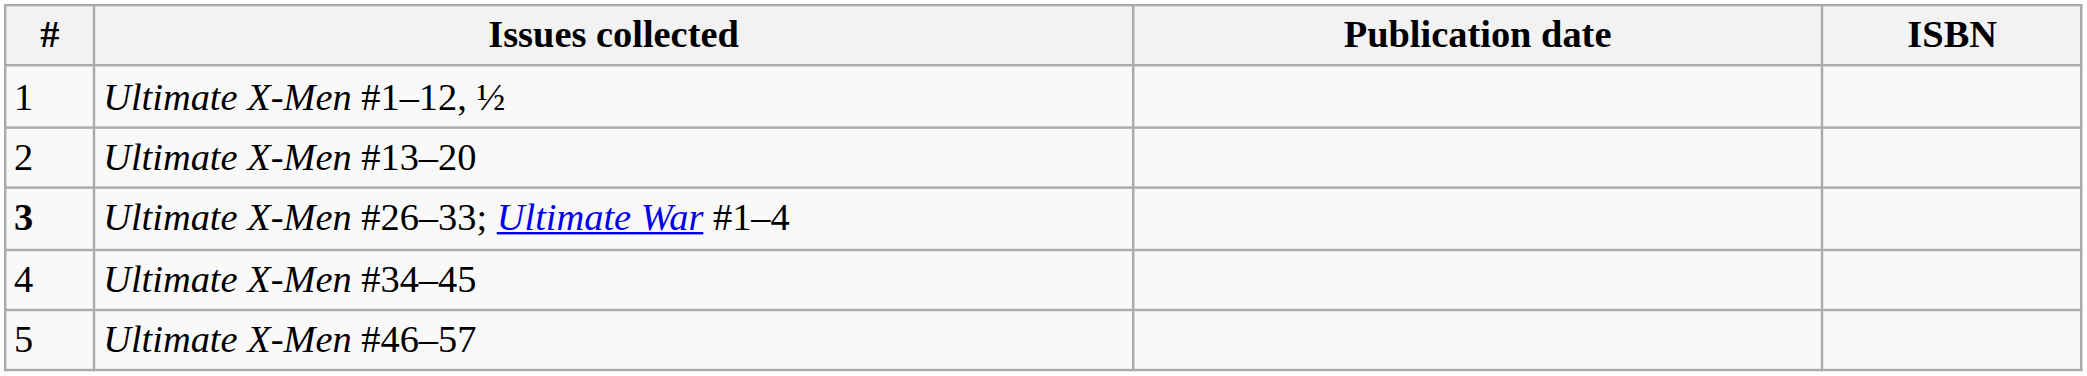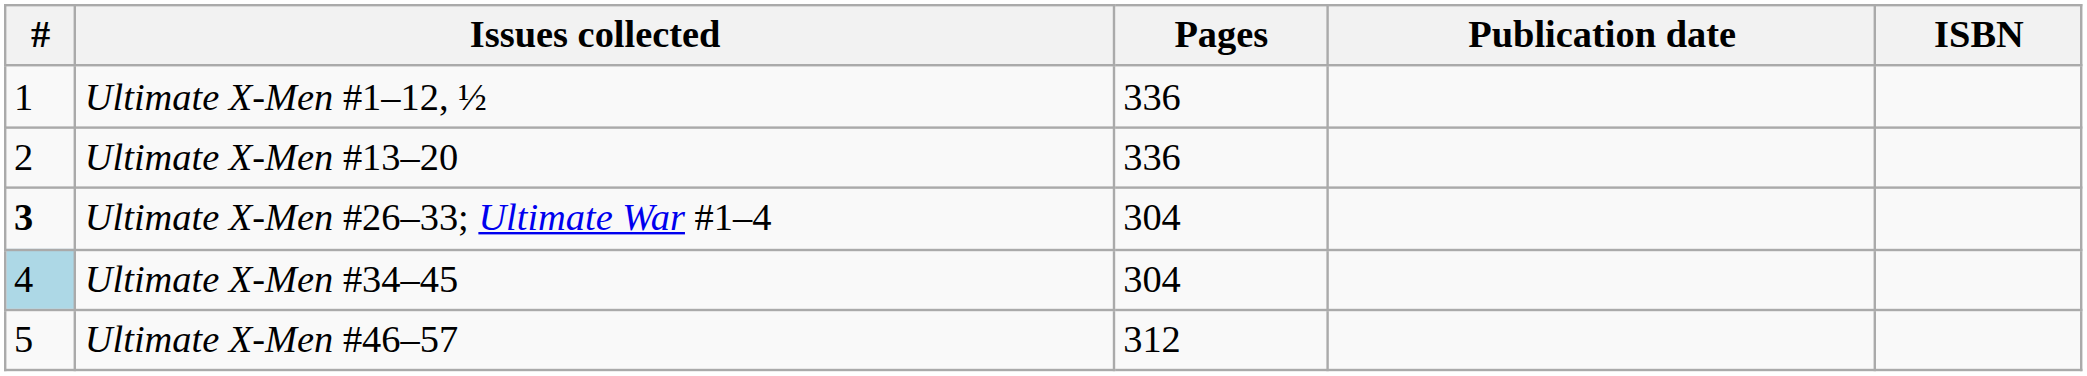+ column: (1221, 34)
(24, 278) no background -> (24, 278) lightblue background
